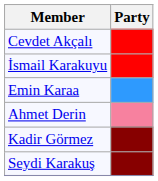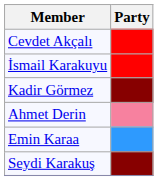rows swapped: (44, 90) <-> (51, 139)
